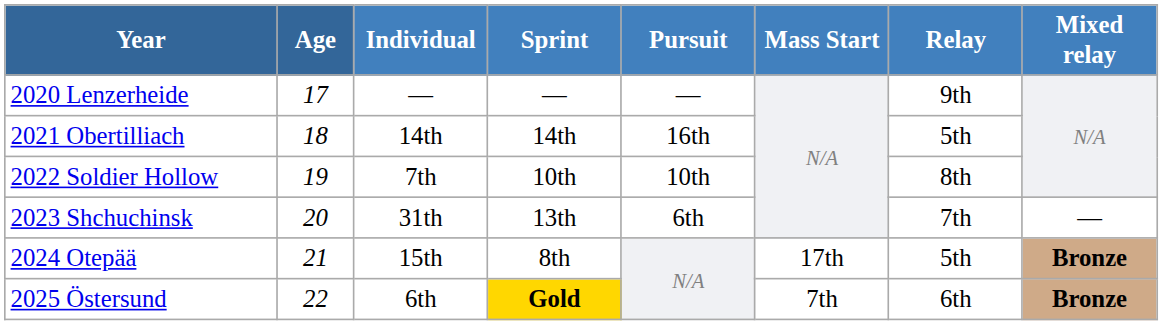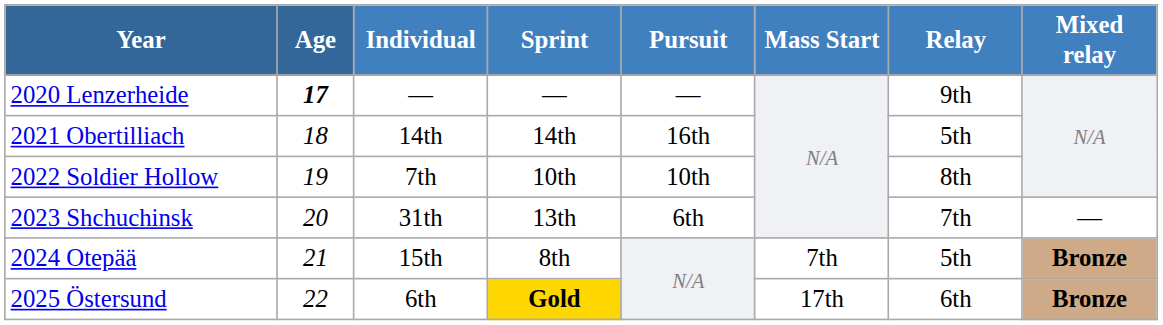(315, 95) normal -> (315, 95) bold
(822, 258) 17th -> (822, 258) 7th
(822, 299) 7th -> (822, 299) 17th
